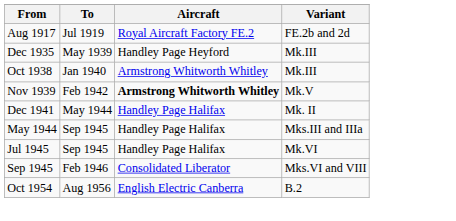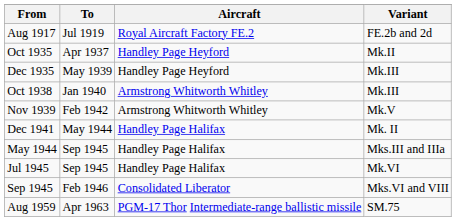+ row: (30, 52)
(198, 91) bold -> (193, 110) normal
- row: (30, 187)
+ row: (31, 206)
